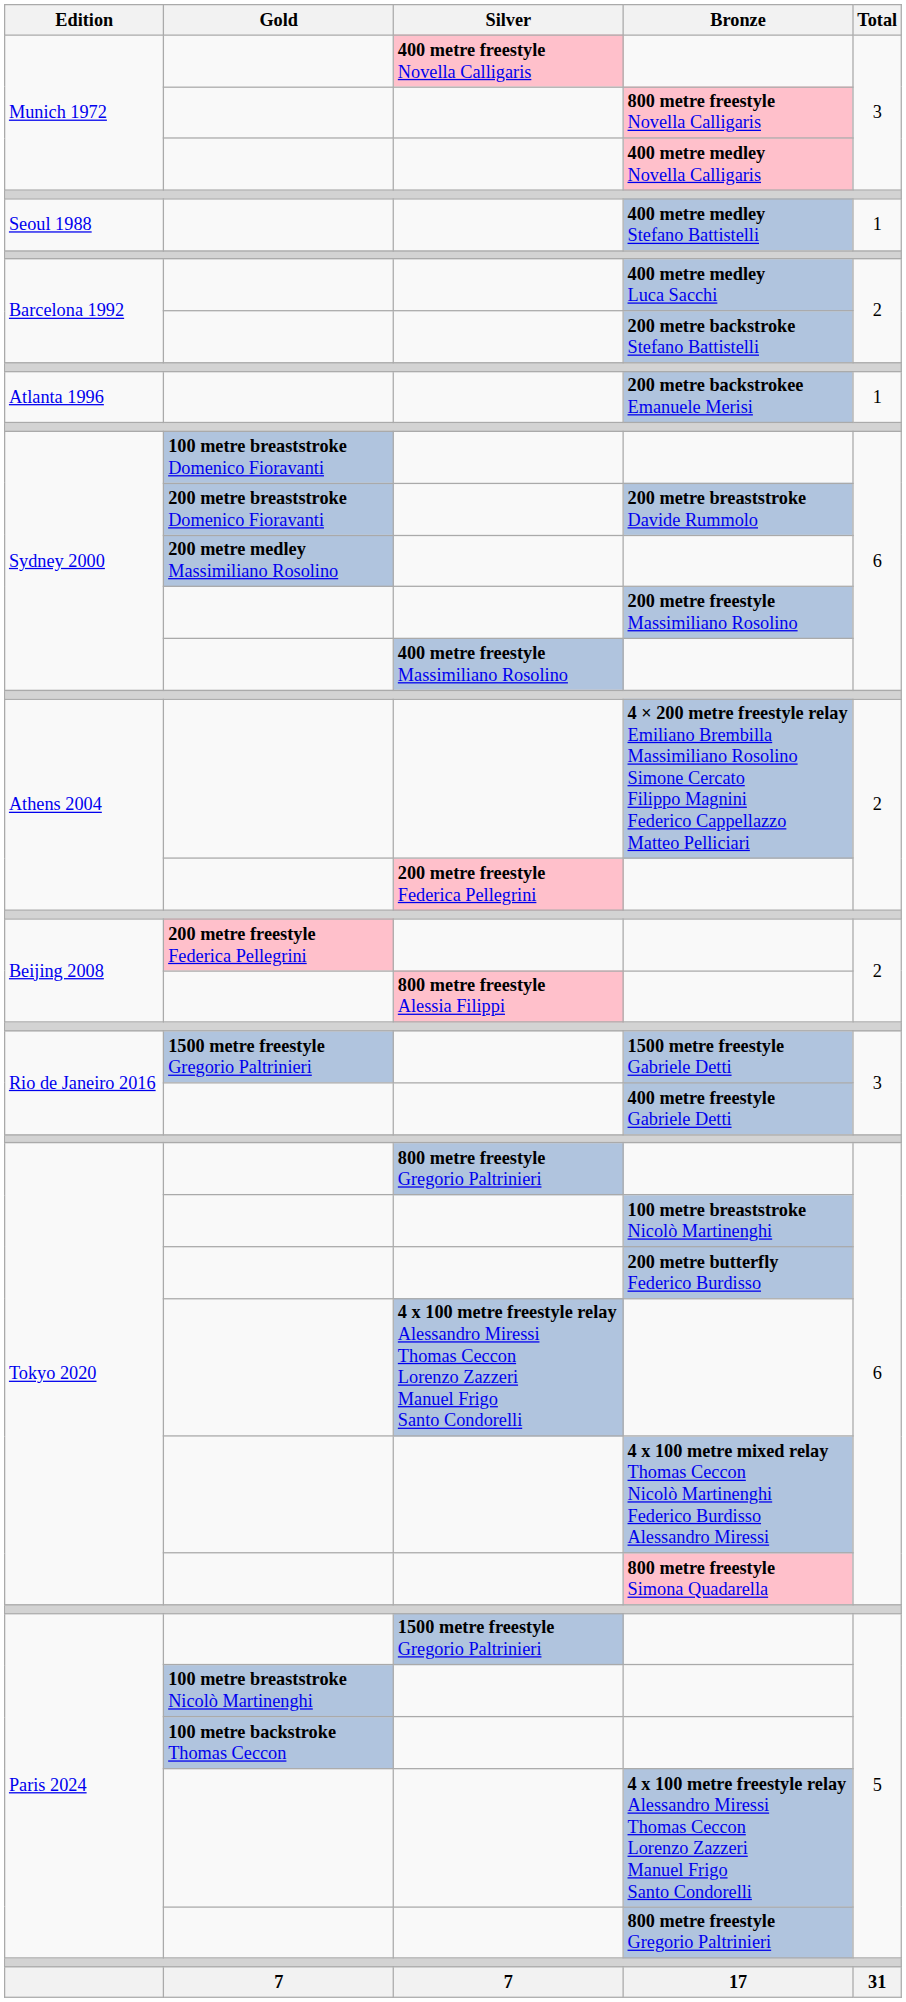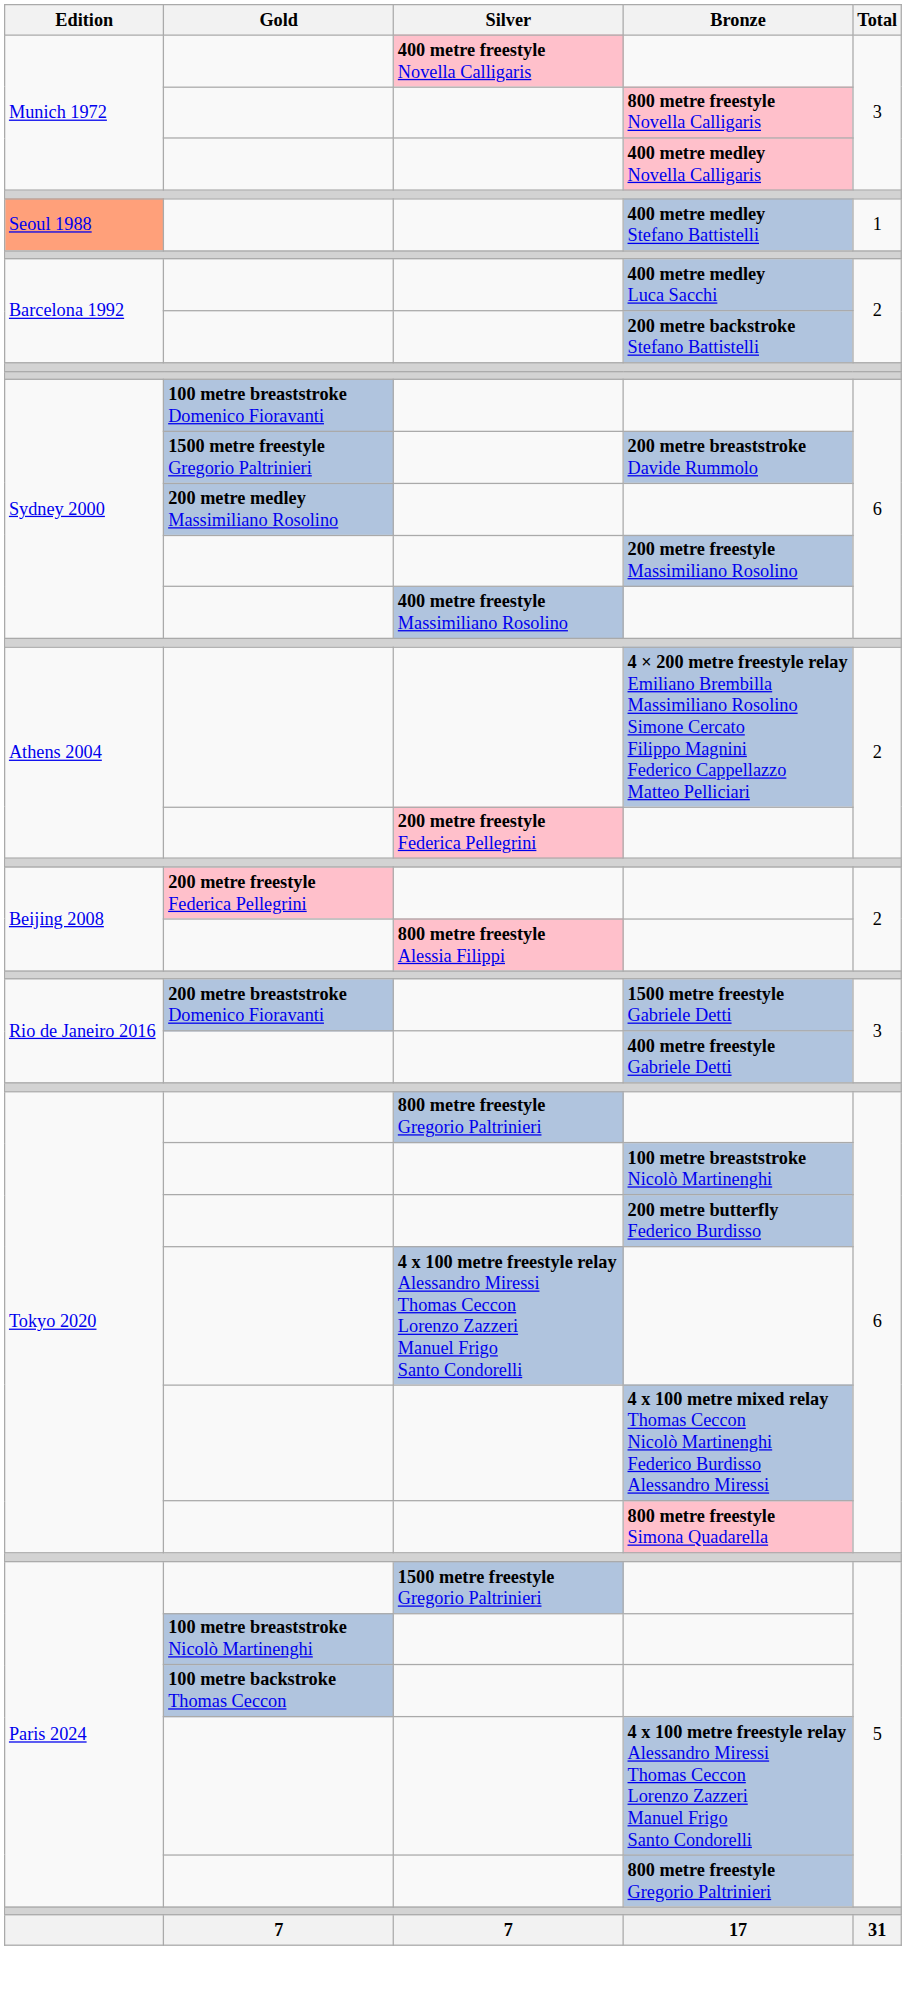(50, 224) no background -> (50, 224) lightsalmon background
- row: (508, 397)
(257, 509) 200 metre breaststroke Domenico Fioravanti -> (246, 457) 1500 metre freestyle Gregorio Paltrinieri
(246, 1056) 1500 metre freestyle Gregorio Paltrinieri -> (257, 1005) 200 metre breaststroke Domenico Fioravanti
